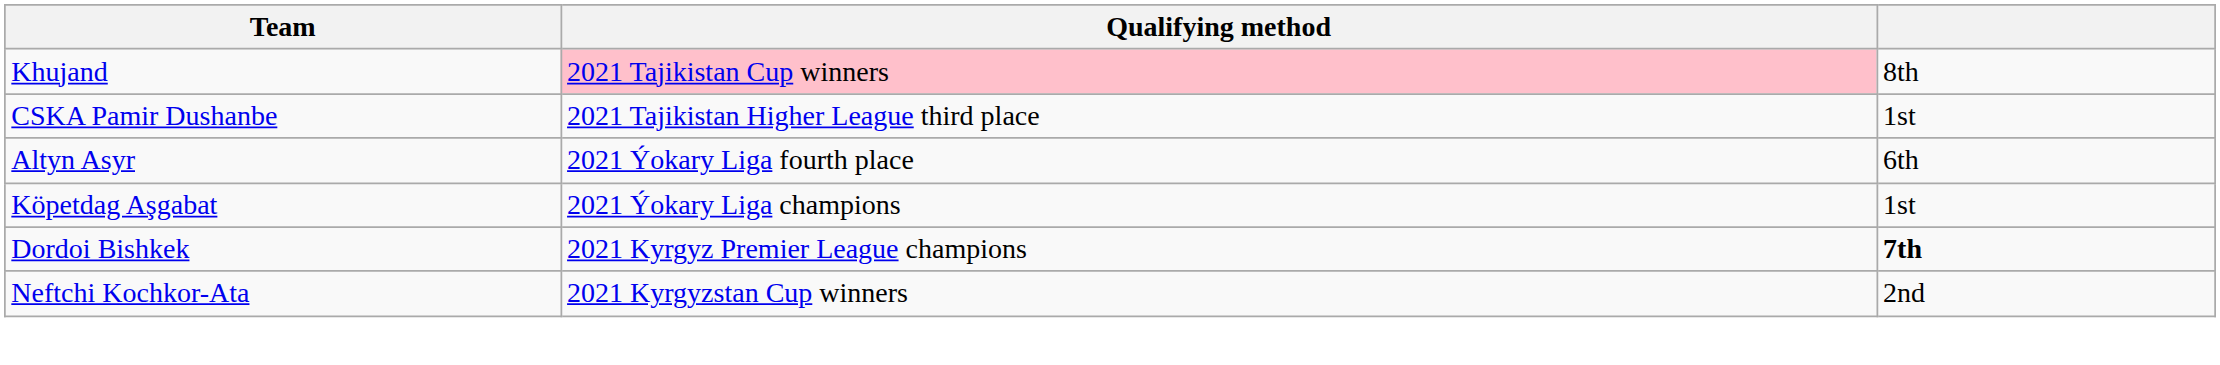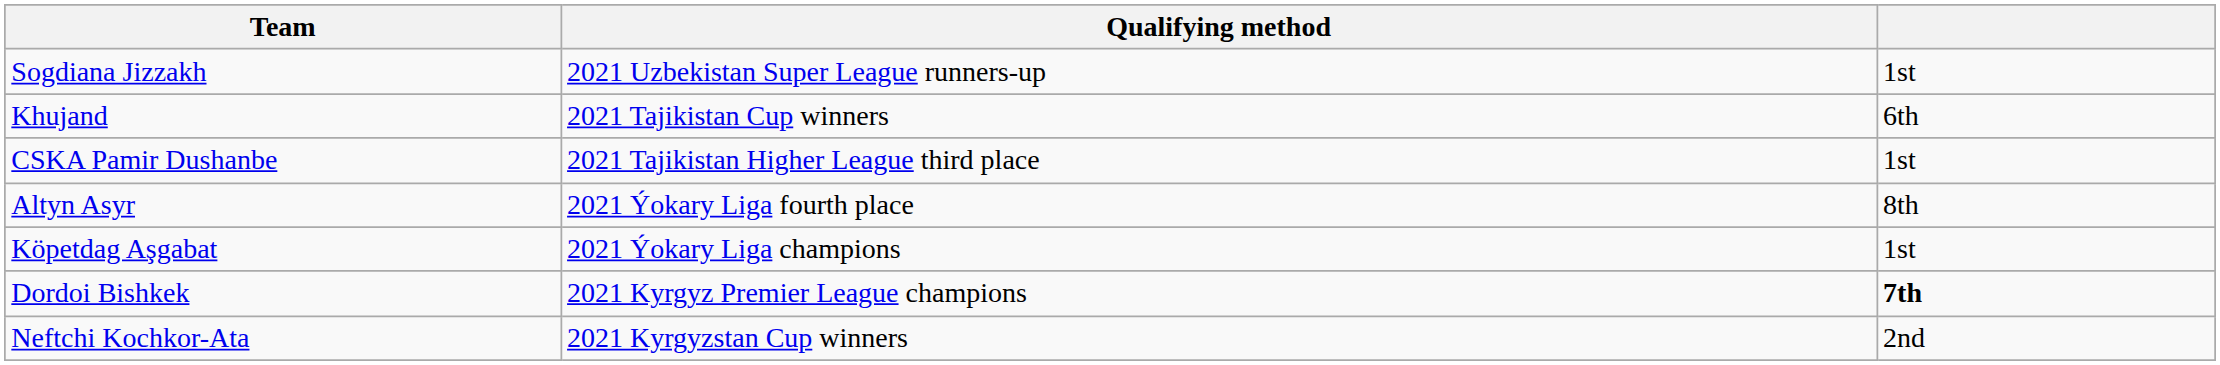+ row: (109, 71)
(728, 71) pink background -> (728, 115) no background
(1901, 71) 8th -> (1901, 115) 6th
(1901, 159) 6th -> (1901, 204) 8th
